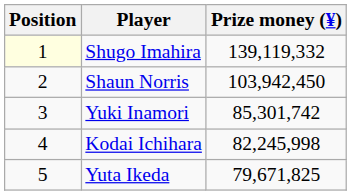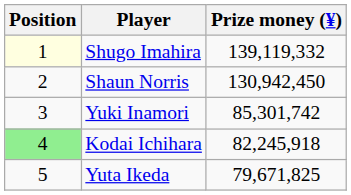(276, 81) 103,942,450 -> (276, 81) 130,942,450
(43, 143) no background -> (43, 143) lightgreen background
(276, 143) 82,245,998 -> (276, 143) 82,245,918
